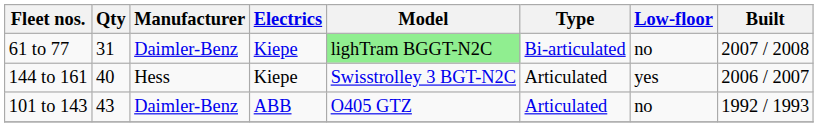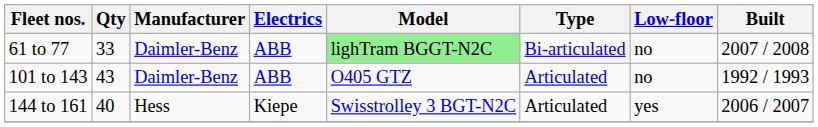(105, 48) 31 -> (105, 48) 33
(276, 48) Kiepe -> (273, 48) ABB
rows swapped: (48, 106) <-> (48, 77)
